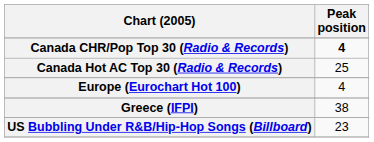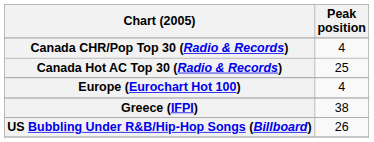(342, 48) bold -> (342, 48) normal
(342, 127) 23 -> (342, 127) 26
